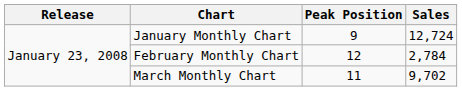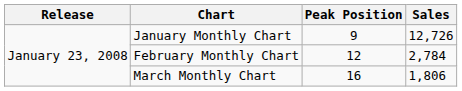(431, 35) 12,724 -> (431, 35) 12,726
(354, 76) 11 -> (354, 76) 16
(427, 76) 9,702 -> (427, 76) 1,806
